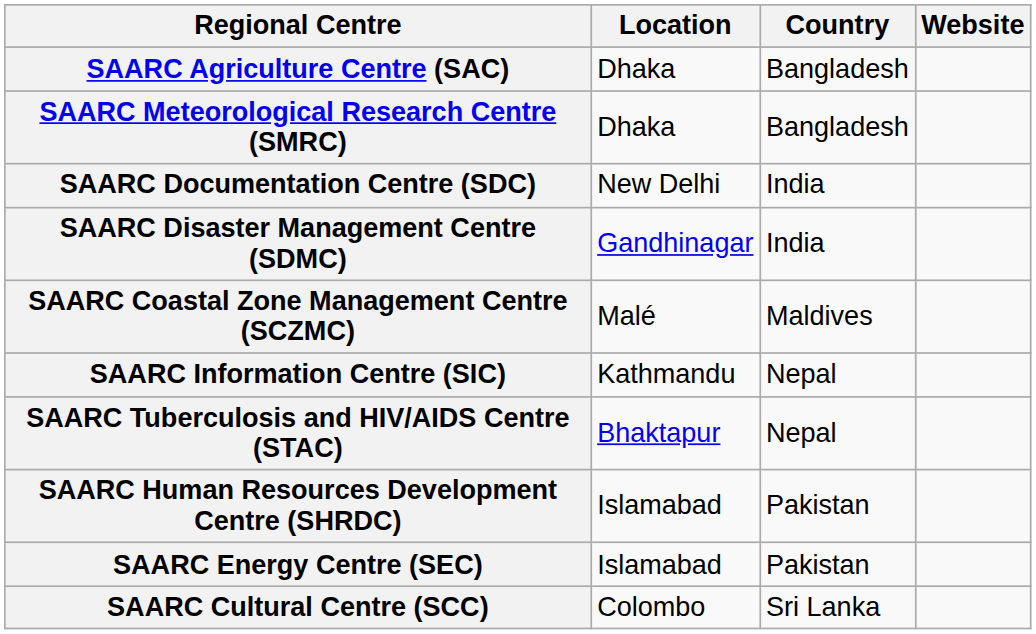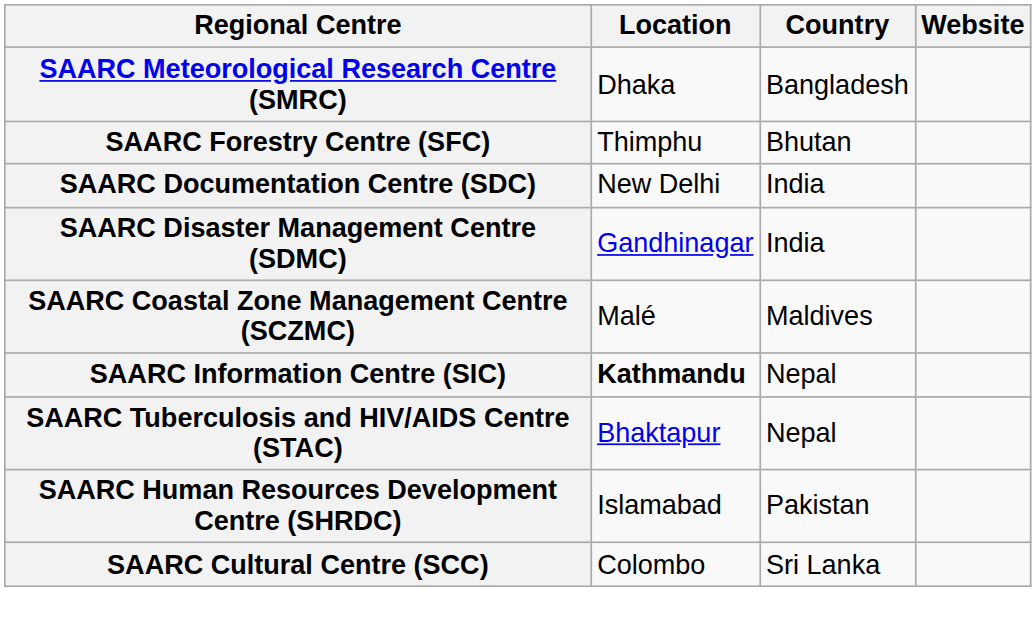- row: (298, 68)
+ row: (298, 142)
(666, 374) normal -> (671, 374) bold
- row: (298, 563)
